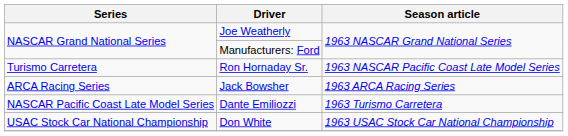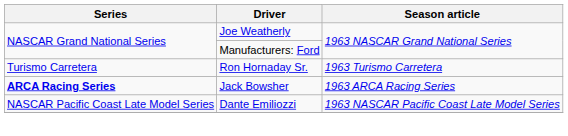(442, 67) 1963 NASCAR Pacific Coast Late Model Series -> (383, 67) 1963 Turismo Carretera
(58, 86) normal -> (61, 86) bold
(383, 104) 1963 Turismo Carretera -> (442, 104) 1963 NASCAR Pacific Coast Late Model Series
- row: (245, 122)
